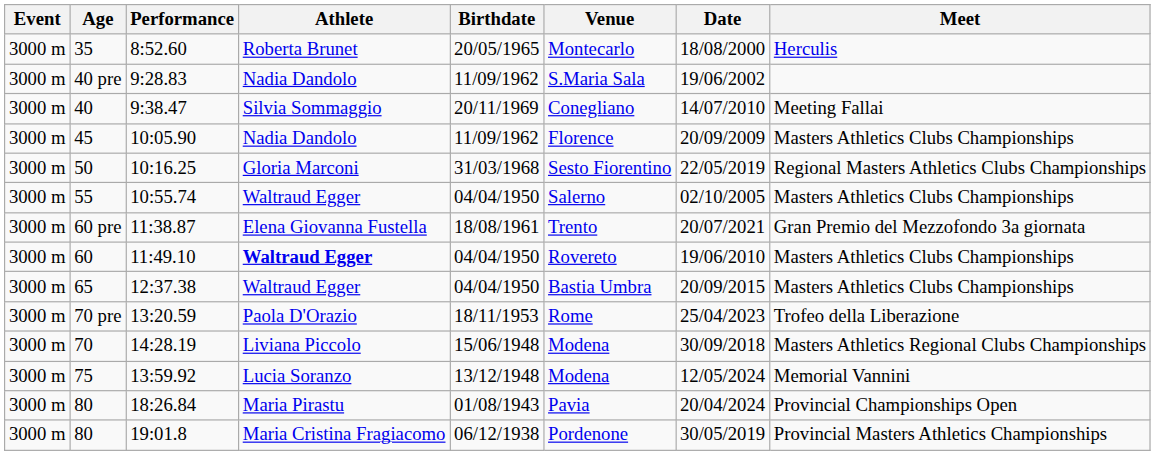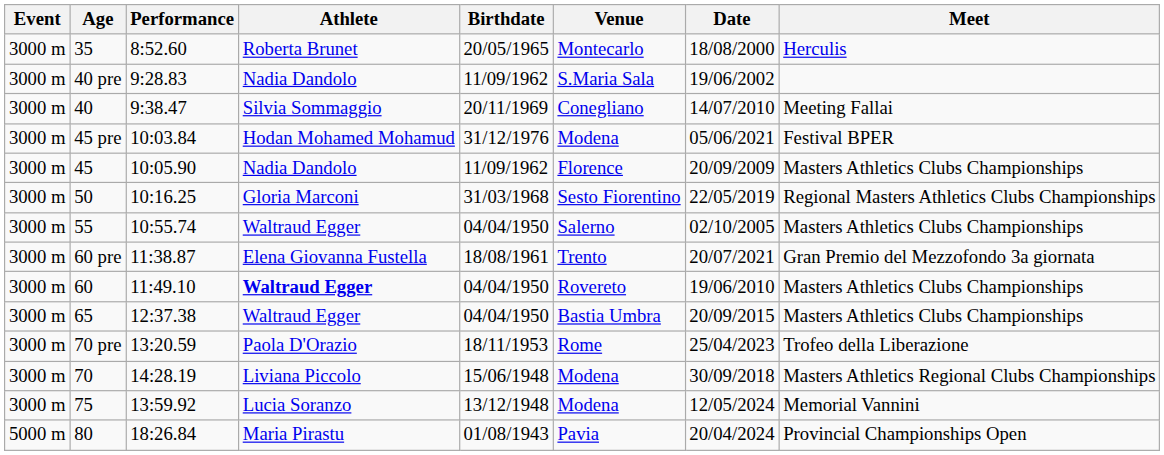+ row: (163, 138)
(37, 405) 3000 m -> (37, 434) 5000 m
- row: (159, 434)
